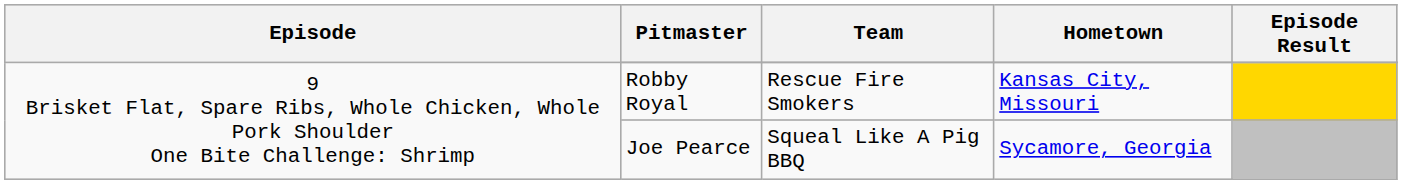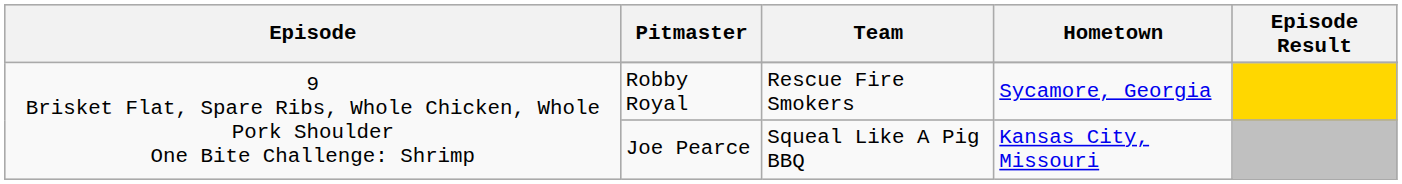(1074, 92) Kansas City, Missouri -> (1105, 92) Sycamore, Georgia
(1105, 150) Sycamore, Georgia -> (1074, 150) Kansas City, Missouri
